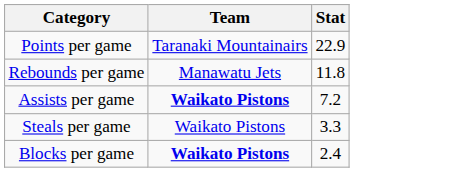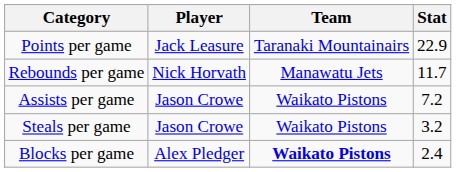+ column: (199, 18)
(330, 72) 11.8 -> (432, 72) 11.7
(230, 99) bold -> (332, 99) normal
(330, 126) 3.3 -> (432, 126) 3.2
